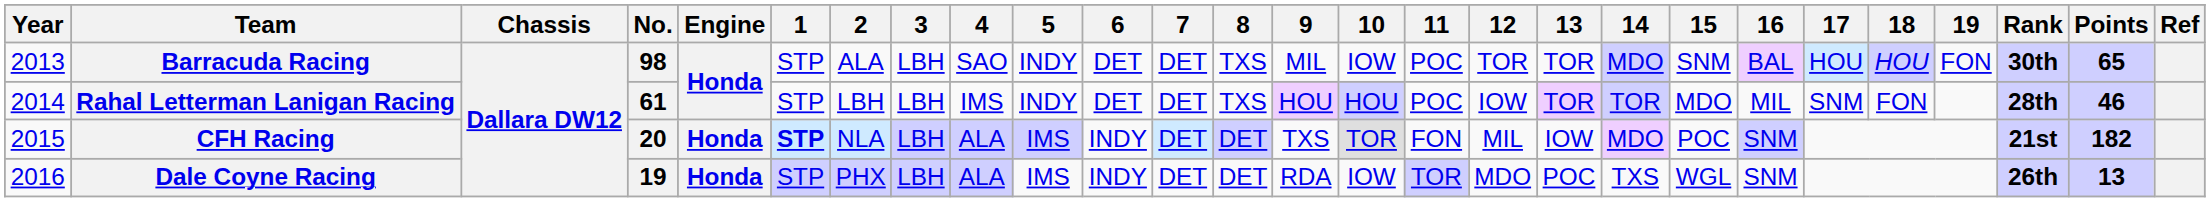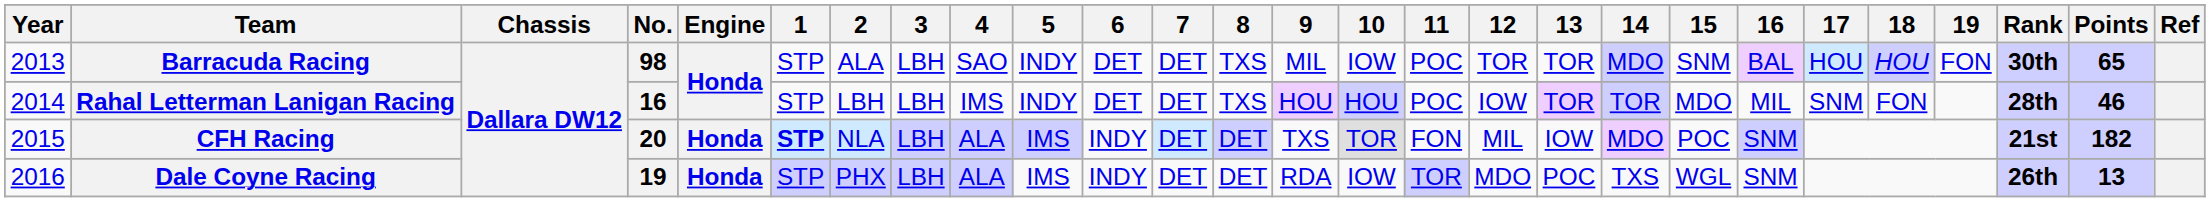(653, 100) 61 -> (653, 100) 16
